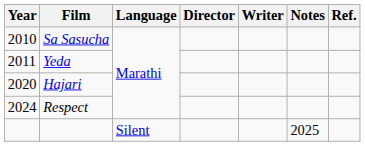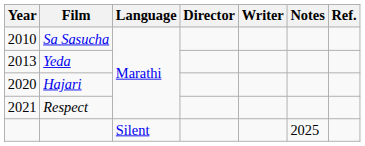(22, 61) 2011 -> (22, 61) 2013
(22, 107) 2024 -> (22, 107) 2021
